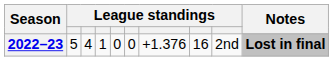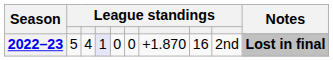(103, 44) no background -> (103, 44) lavender background
(164, 44) +1.376 -> (164, 44) +1.870
